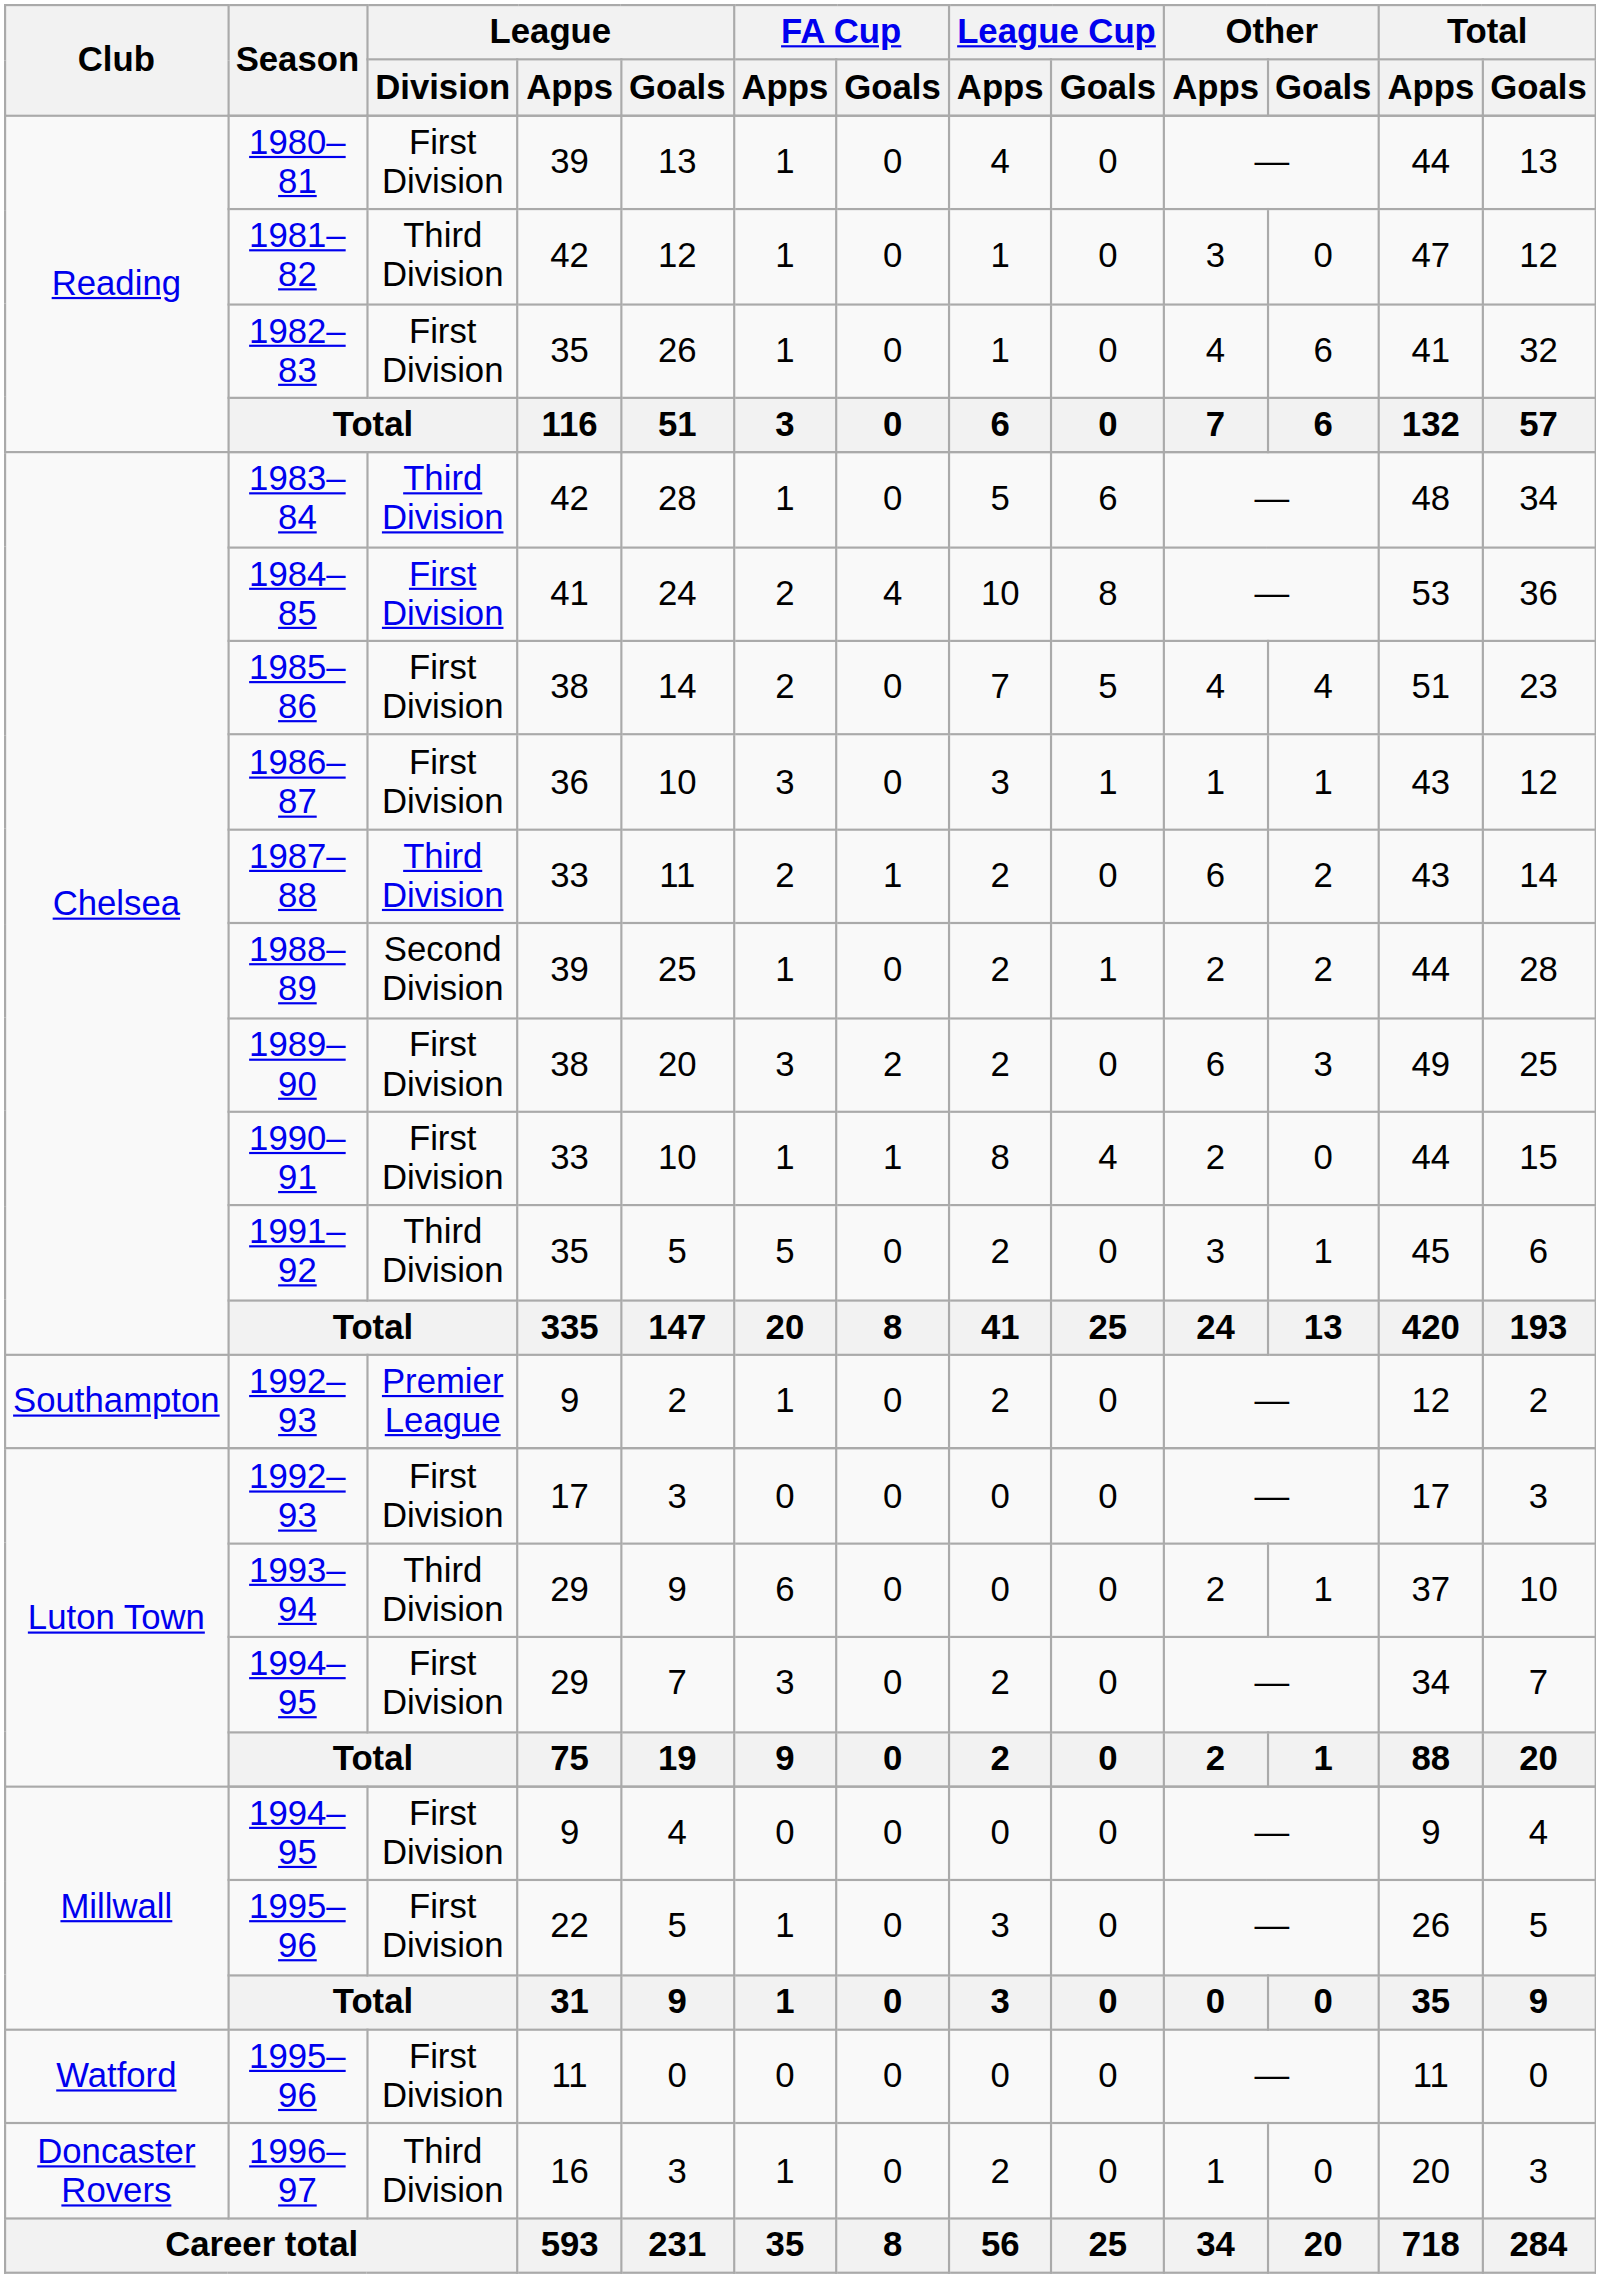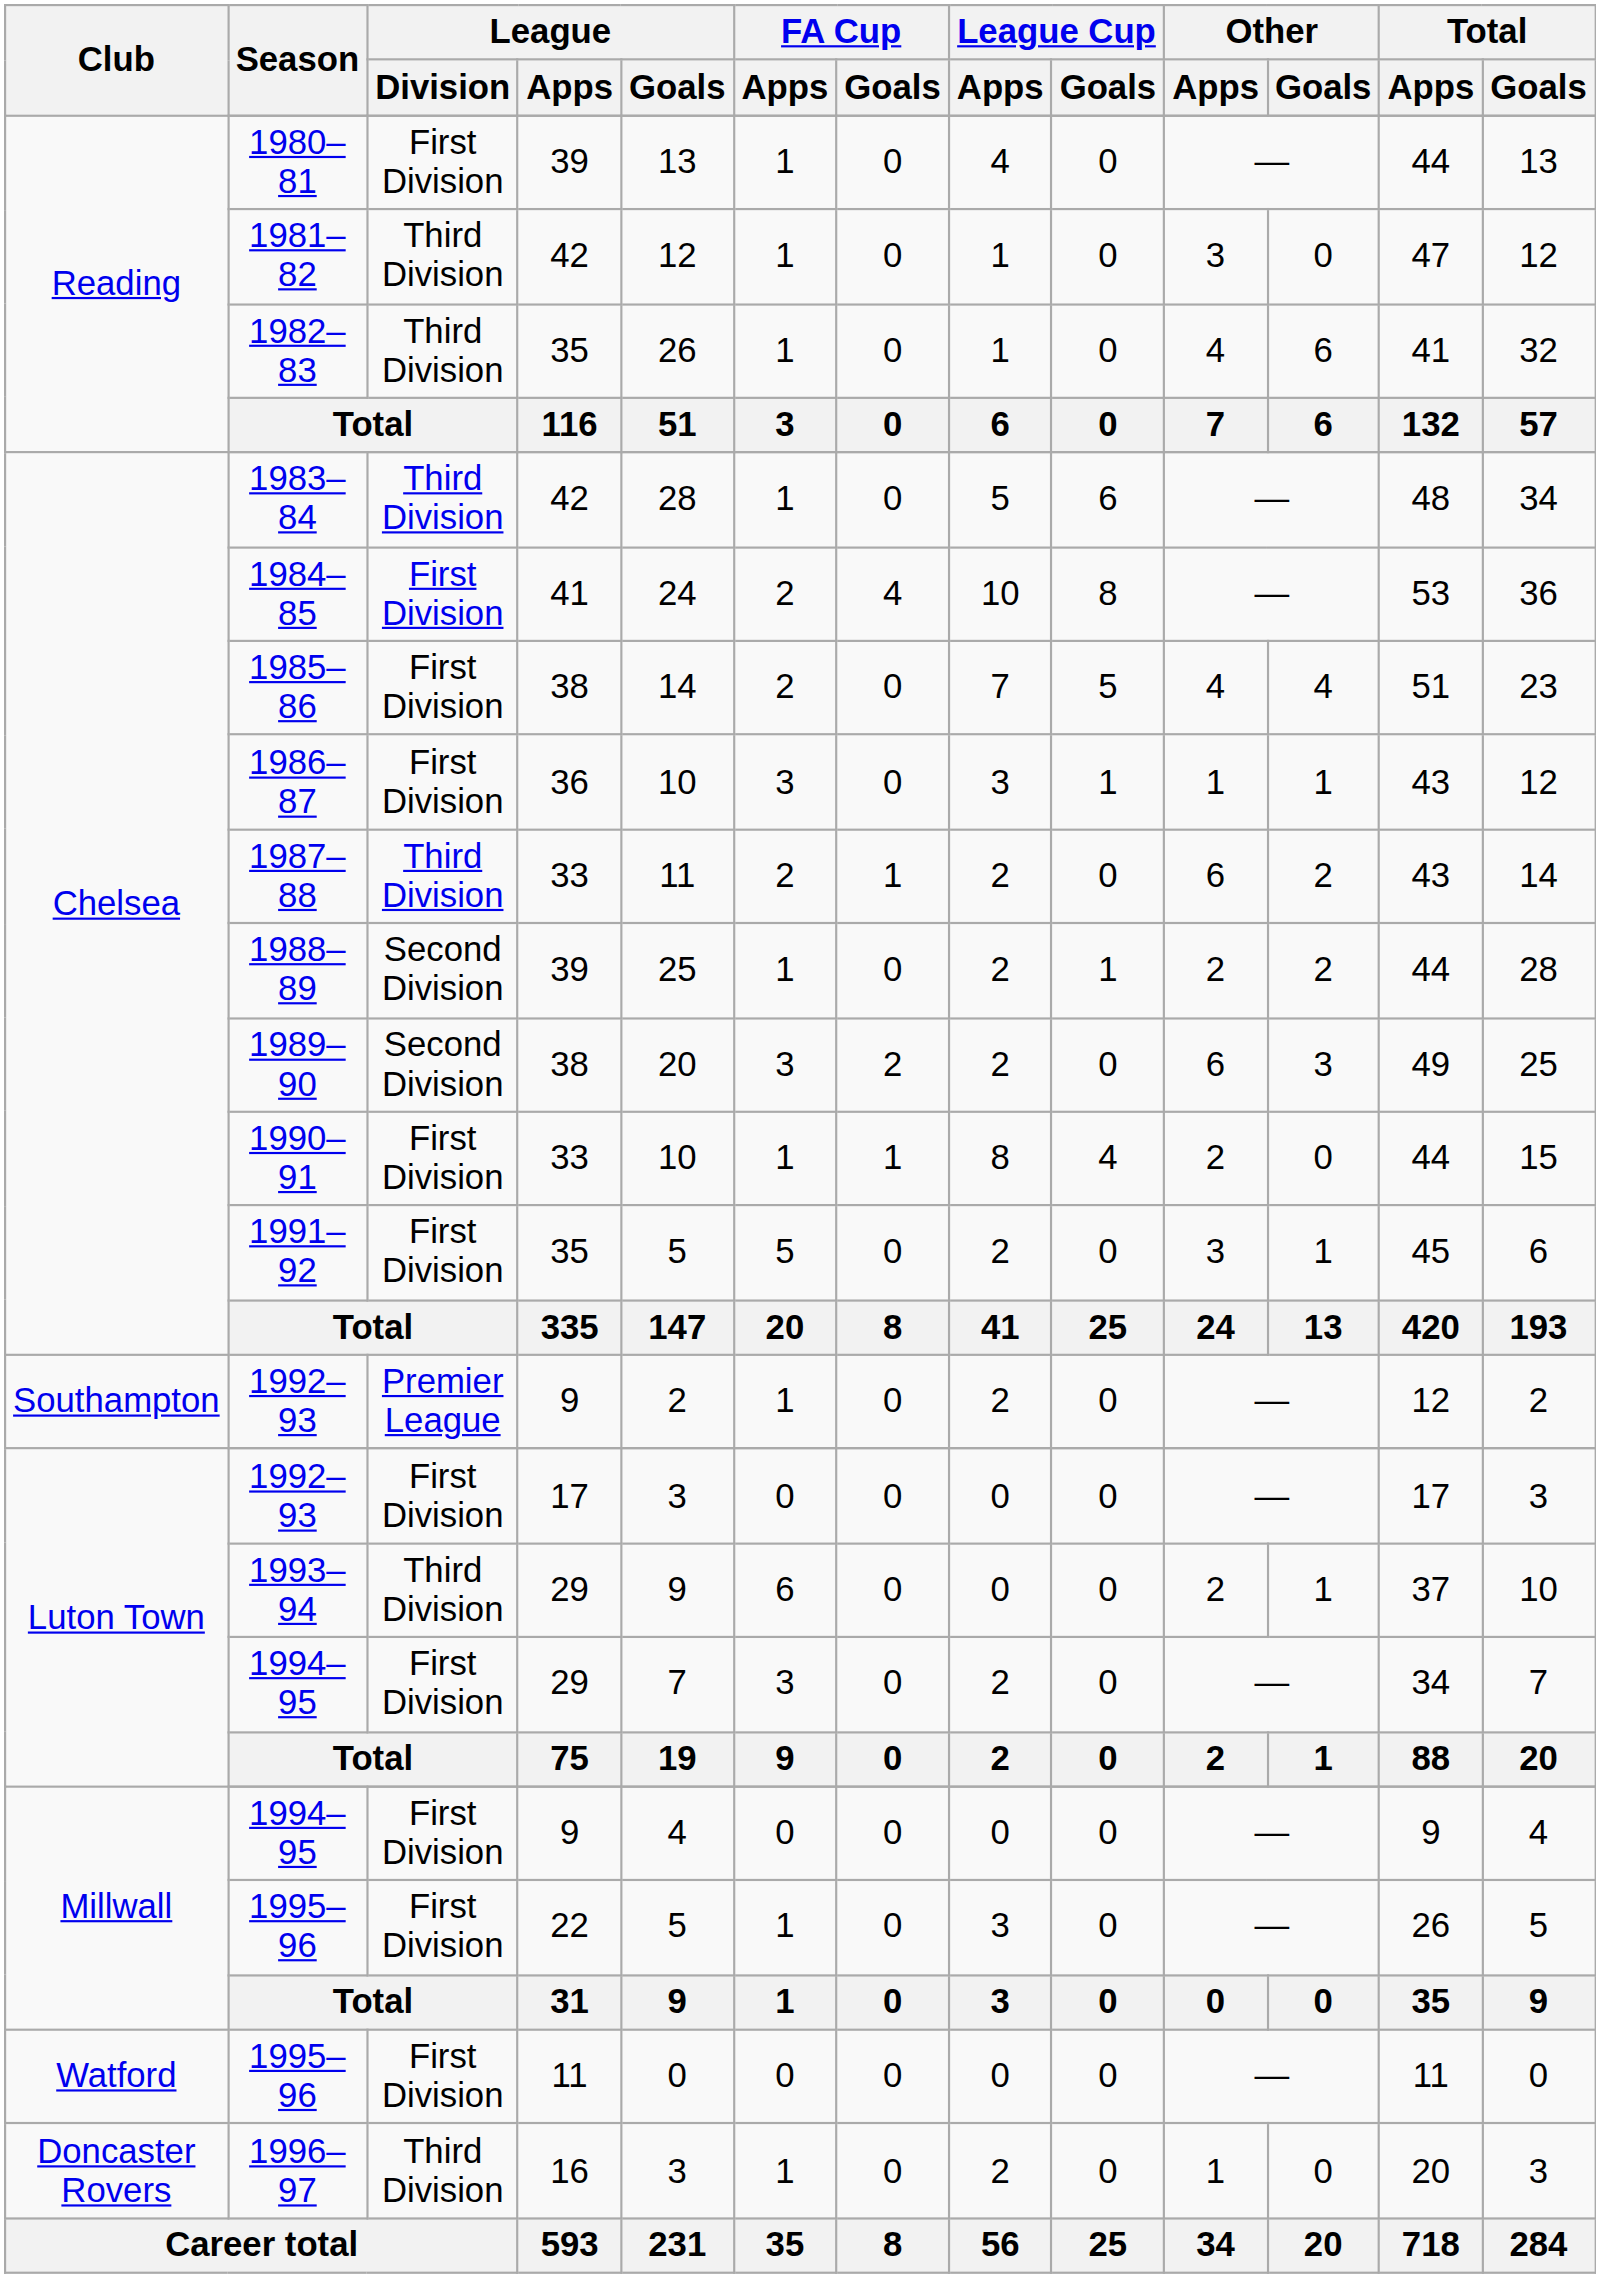(443, 349) First Division -> (443, 349) Third Division
(443, 1063) First Division -> (443, 1063) Second Division
(443, 1252) Third Division -> (443, 1252) First Division
